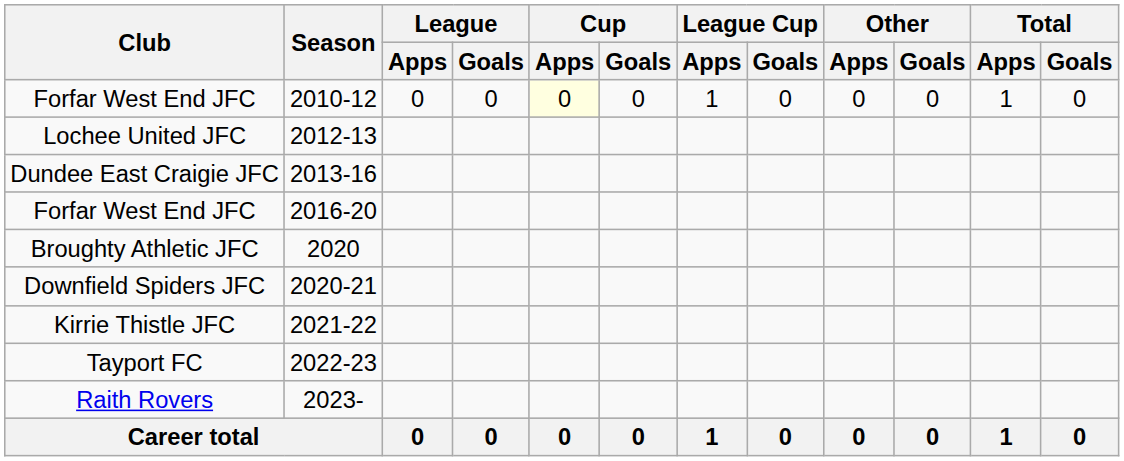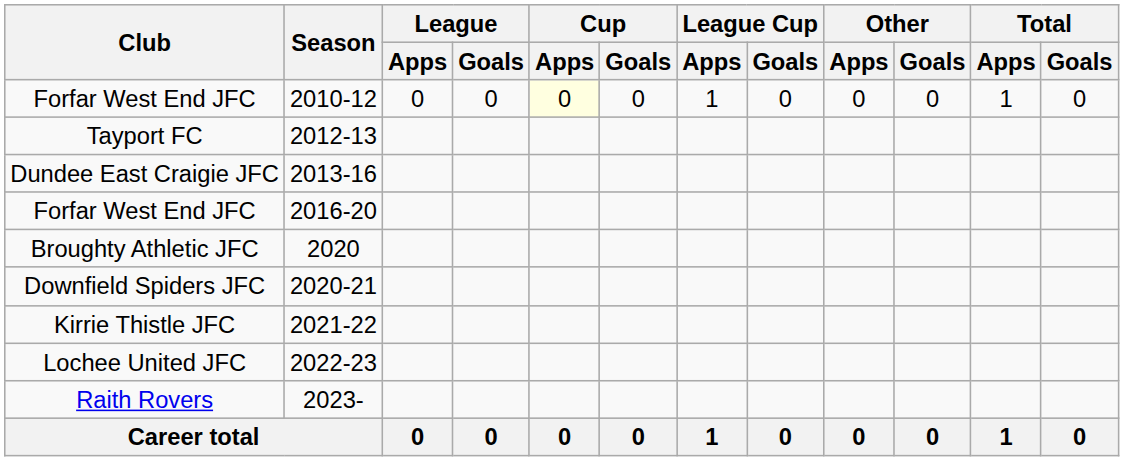(145, 136) Lochee United JFC -> (145, 136) Tayport FC
(145, 362) Tayport FC -> (145, 362) Lochee United JFC
